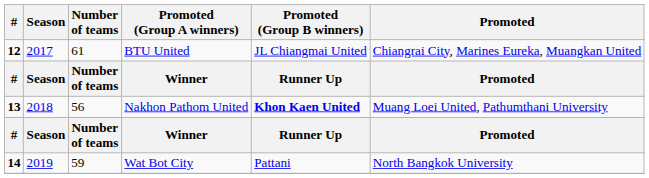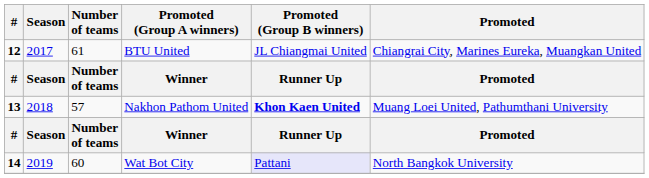(78, 106) 56 -> (78, 106) 57
(78, 163) 59 -> (78, 163) 60
(272, 163) no background -> (272, 163) lavender background
